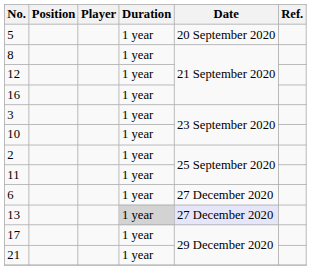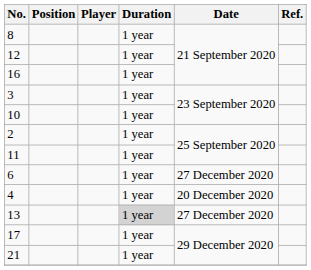- row: (10, 34)
+ row: (10, 194)
(225, 214) lavender background -> (225, 214) no background
